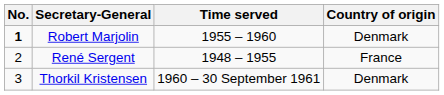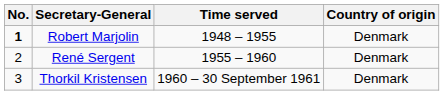(239, 36) 1955 – 1960 -> (239, 36) 1948 – 1955
(239, 57) 1948 – 1955 -> (239, 57) 1955 – 1960
(381, 57) France -> (381, 57) Denmark
